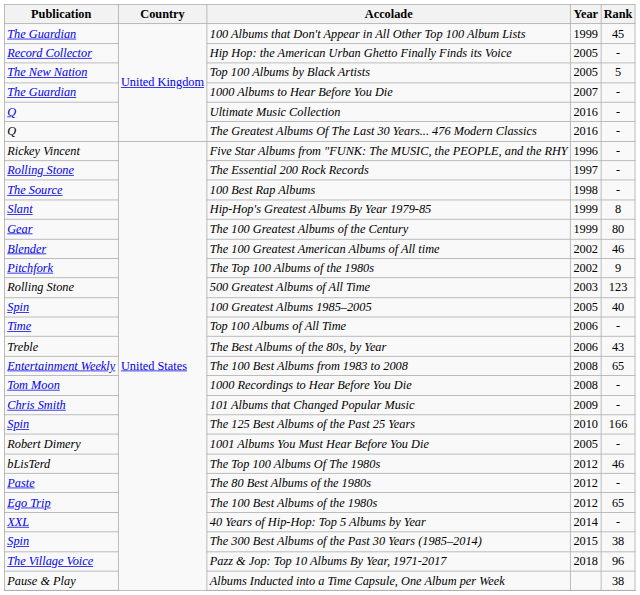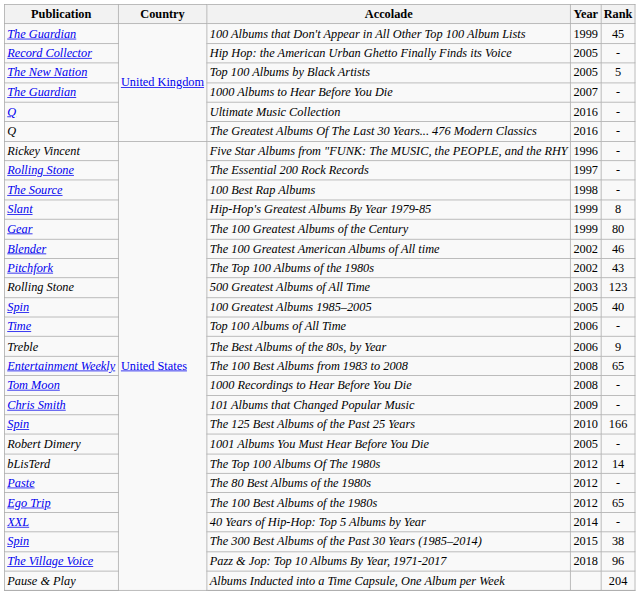(618, 268) 9 -> (618, 268) 43
(618, 346) 43 -> (618, 346) 9
(618, 463) 46 -> (618, 463) 14
(618, 580) 38 -> (618, 580) 204
